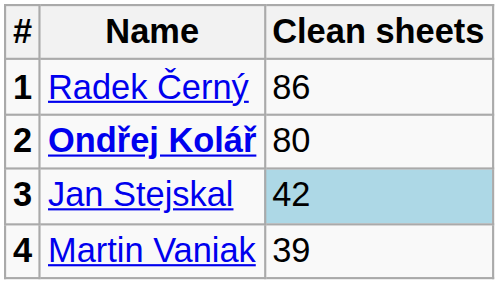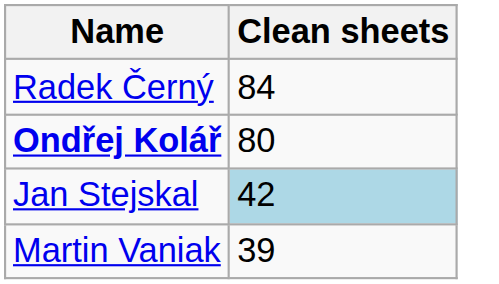- column: (23, 31)
(291, 86) 86 -> (256, 86) 84
